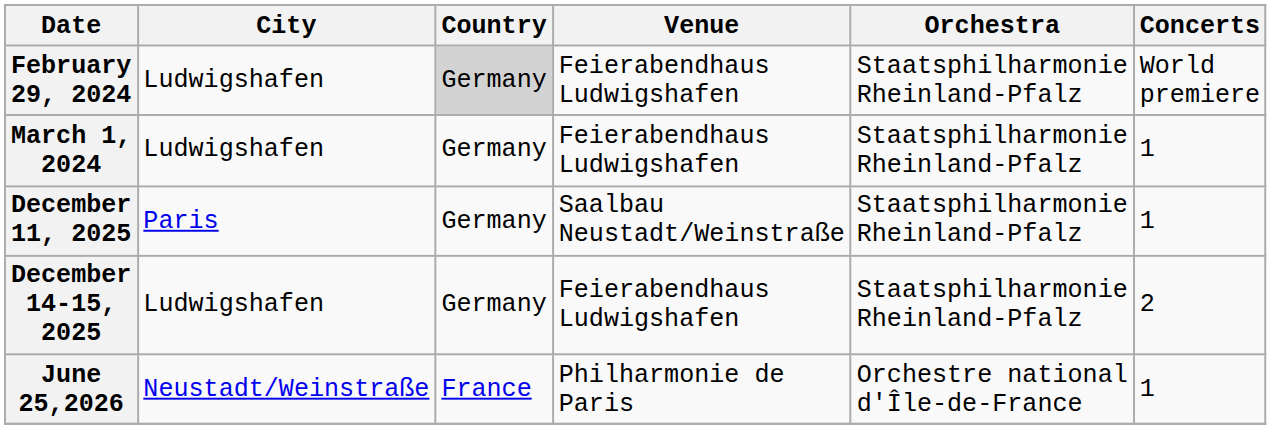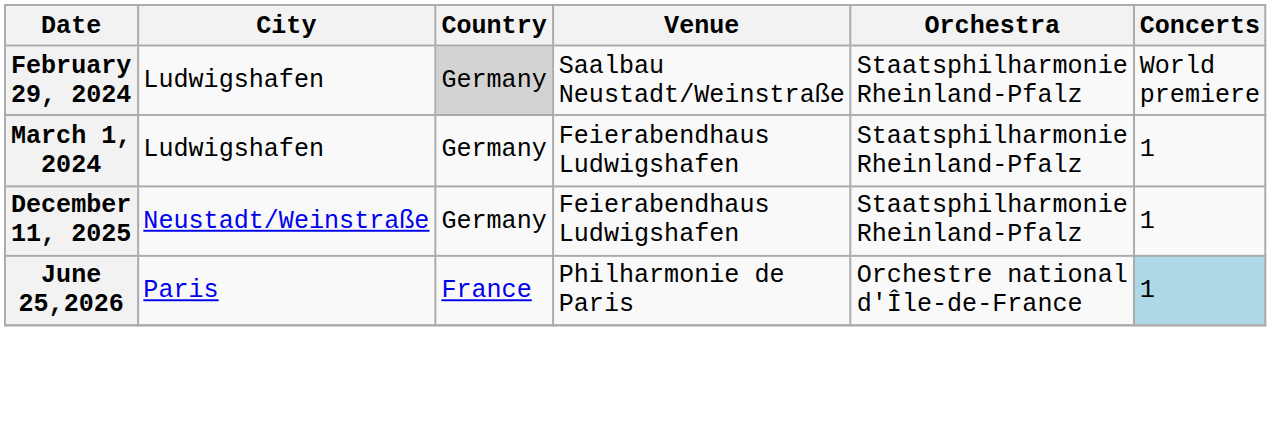(664, 81) Feierabendhaus Ludwigshafen -> (702, 81) Saalbau Neustadt/Weinstraße
(181, 220) Paris -> (286, 220) Neustadt/Weinstraße
(702, 220) Saalbau Neustadt/Weinstraße -> (664, 220) Feierabendhaus Ludwigshafen
- row: (71, 305)
(286, 389) Neustadt/Weinstraße -> (181, 290) Paris
(1147, 389) no background -> (1147, 290) lightblue background
